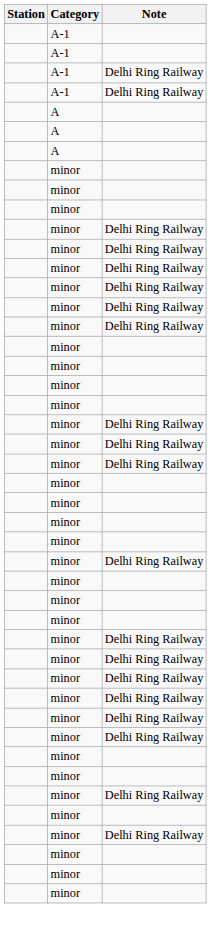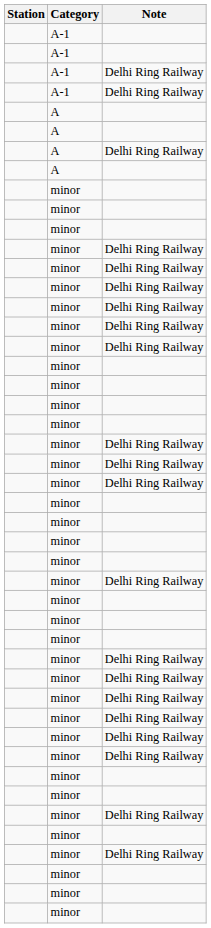+ row: (55, 151)
